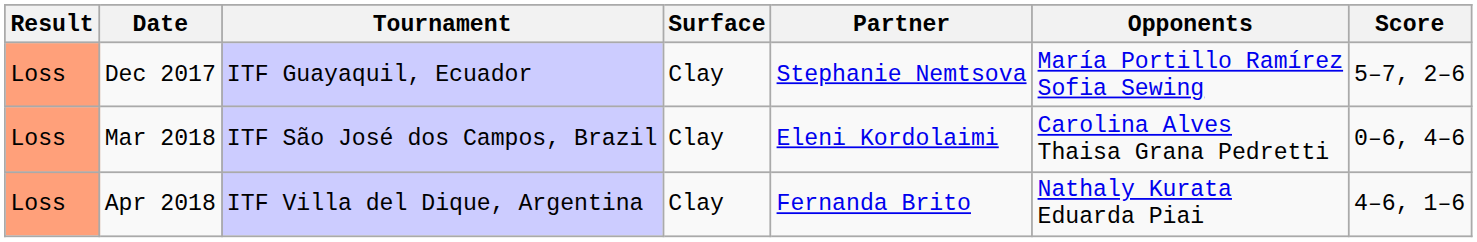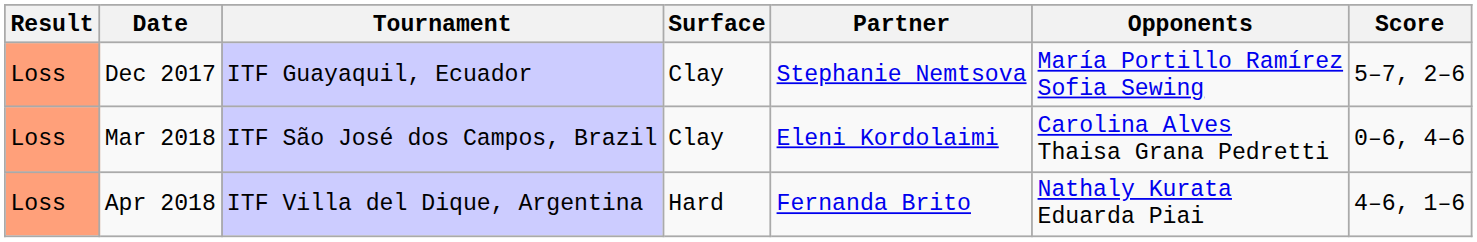(696, 204) Clay -> (696, 204) Hard
